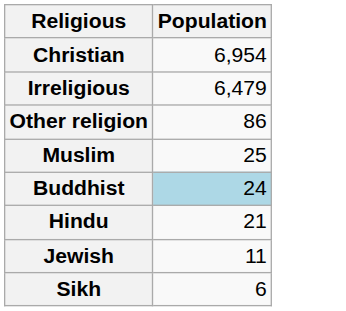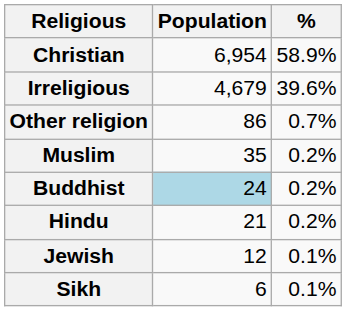+ column: (307, 21)
(240, 88) 6,479 -> (240, 88) 4,679
(255, 155) 25 -> (255, 155) 35
(256, 255) 11 -> (255, 255) 12
